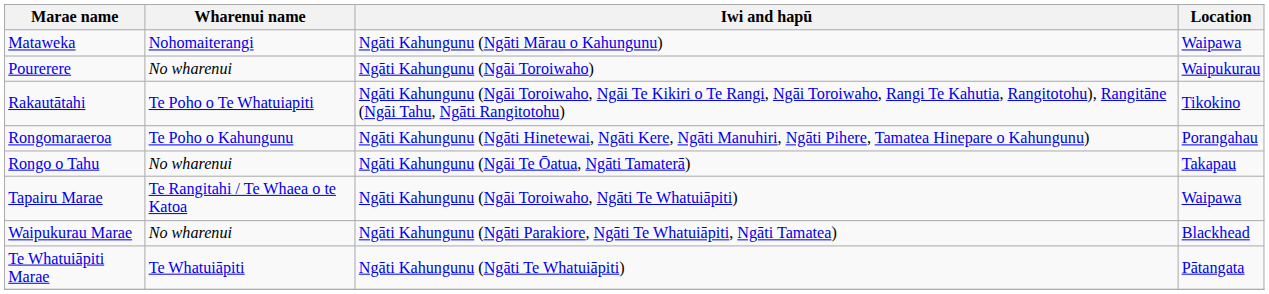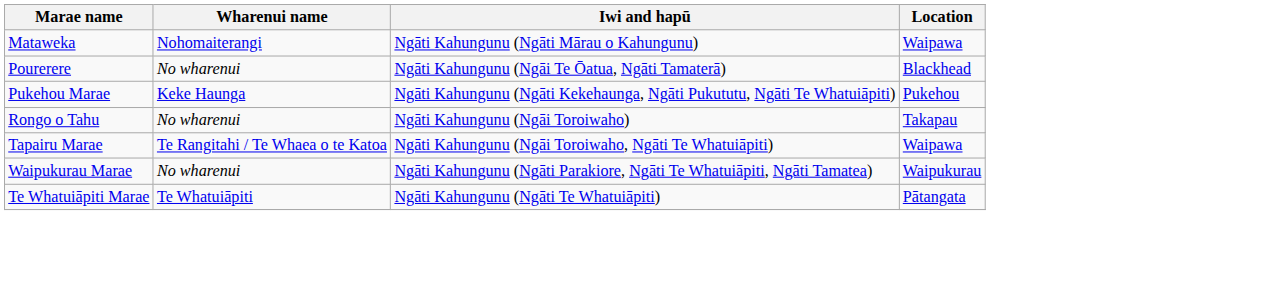(476, 68) Ngāti Kahungunu (Ngāi Toroiwaho) -> (560, 68) Ngāti Kahungunu (Ngāi Te Ōatua, Ngāti Tamaterā)
(1221, 68) Waipukurau -> (937, 68) Blackhead
+ row: (59, 94)
- row: (47, 103)
- row: (60, 138)
(525, 163) Ngāti Kahungunu (Ngāi Te Ōatua, Ngāti Tamaterā) -> (512, 119) Ngāti Kahungunu (Ngāi Toroiwaho)
(1216, 233) Blackhead -> (942, 171) Waipukurau
